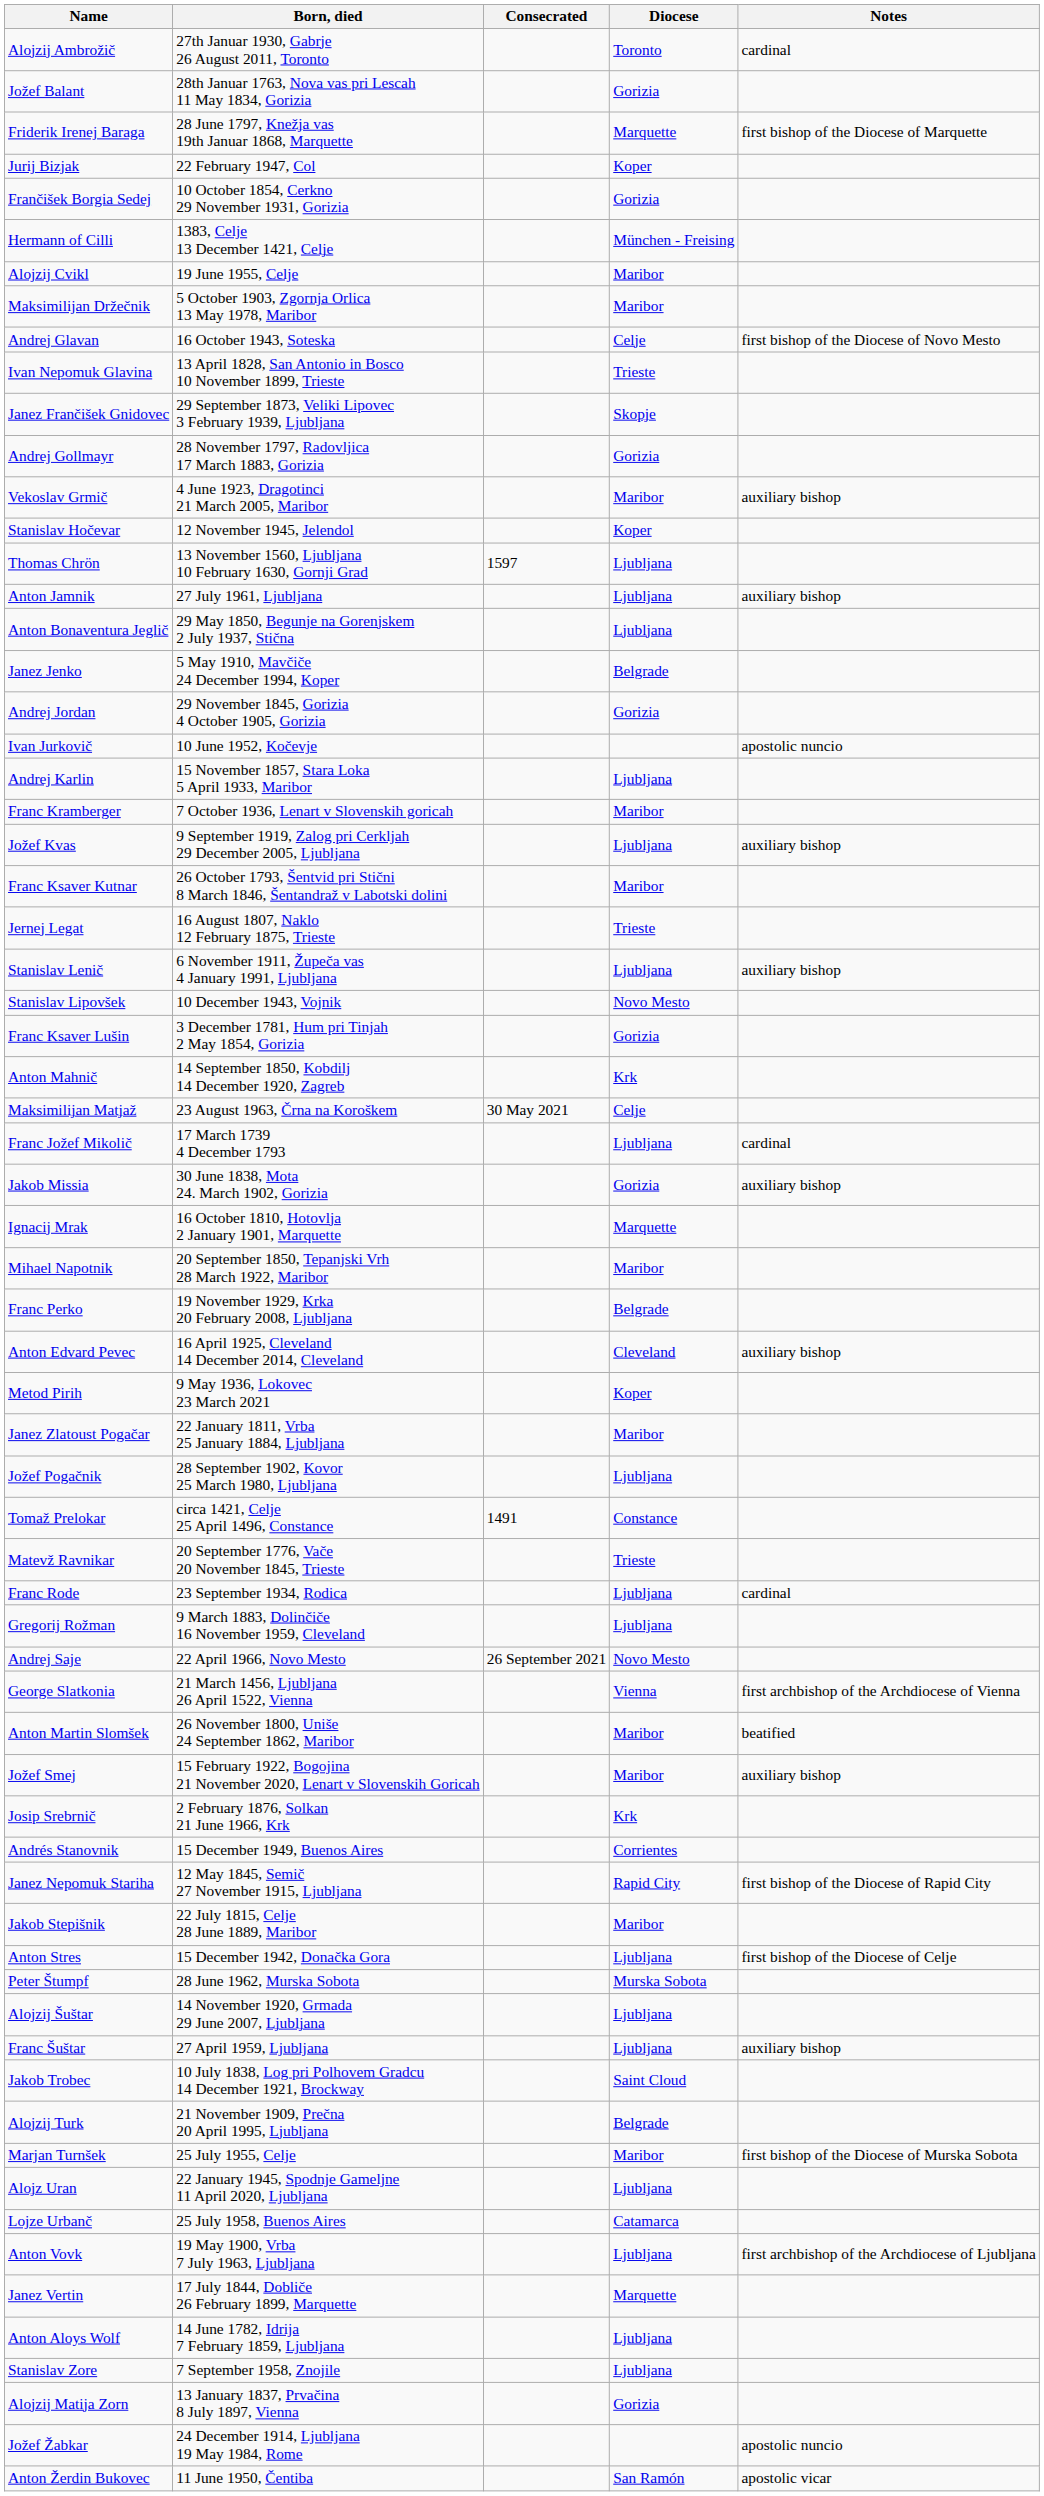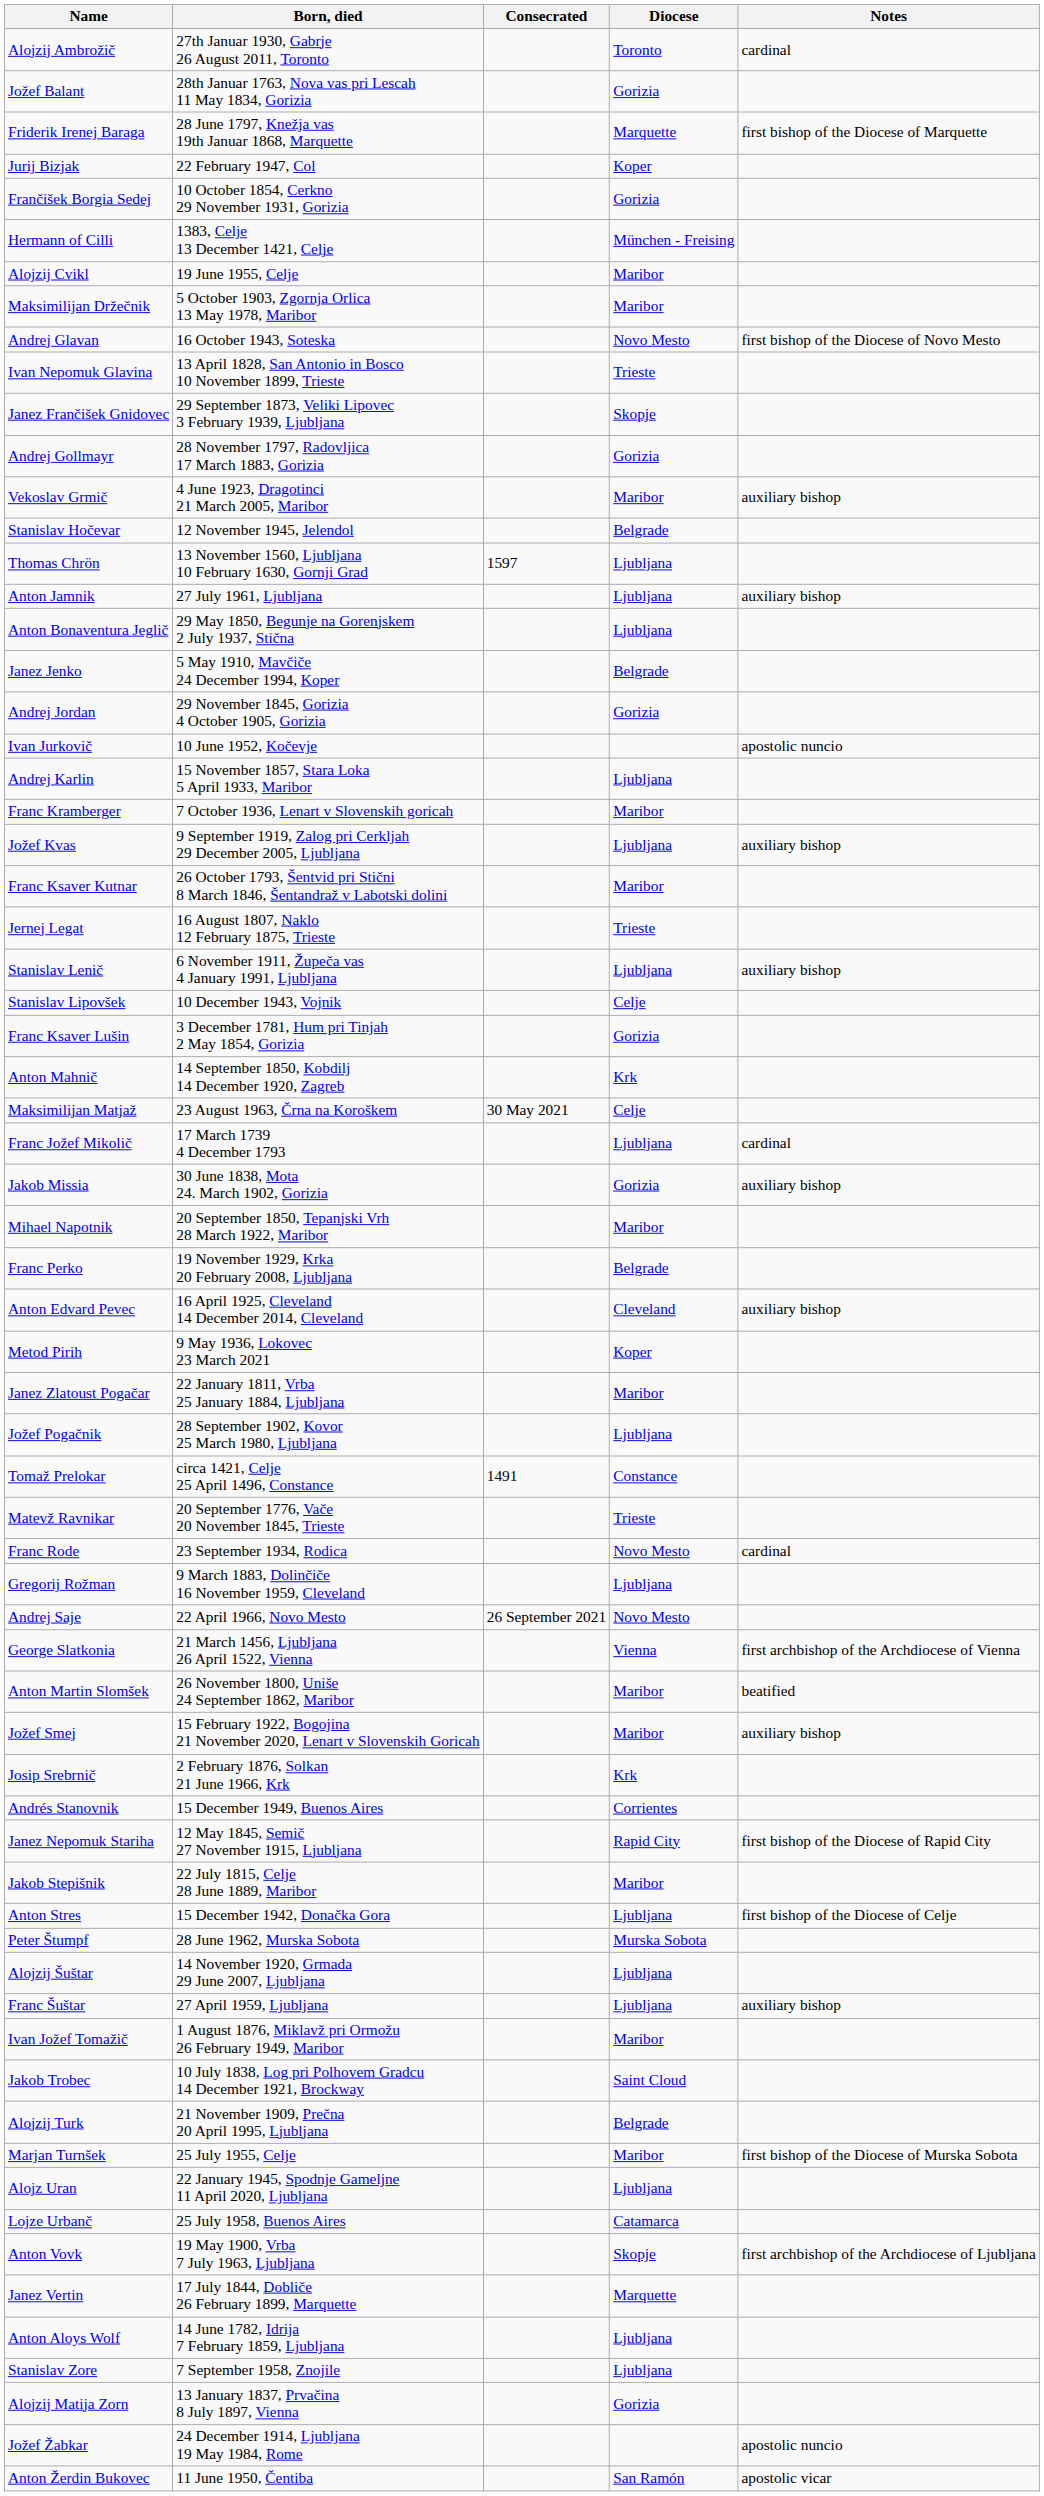(629, 339) Celje -> (651, 339) Novo Mesto
(632, 530) Koper -> (641, 530) Belgrade
(651, 1002) Novo Mesto -> (629, 1002) Celje
- row: (48, 1226)
(643, 1592) Ljubljana -> (651, 1551) Novo Mesto
+ row: (68, 2039)
(643, 2254) Ljubljana -> (635, 2254) Skopje
